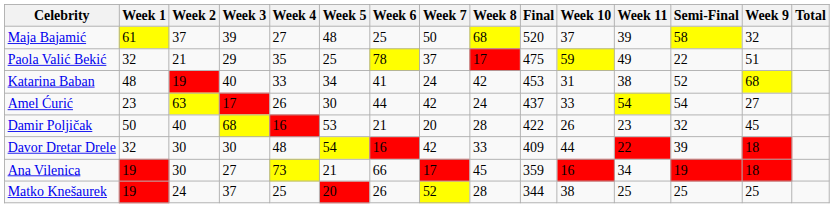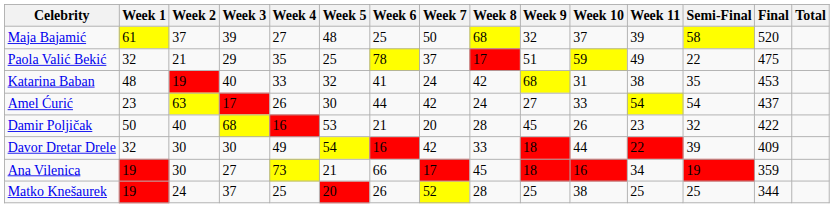columns swapped: (767, 15) <-> (539, 15)
(330, 81) 34 -> (330, 81) 32
(681, 81) 52 -> (694, 81) 35
(280, 147) 48 -> (280, 147) 49
